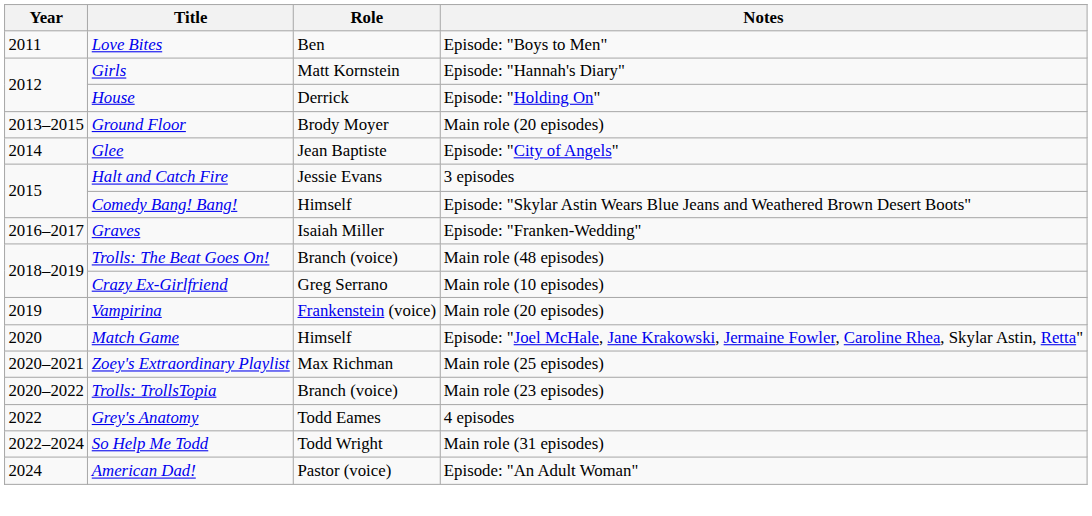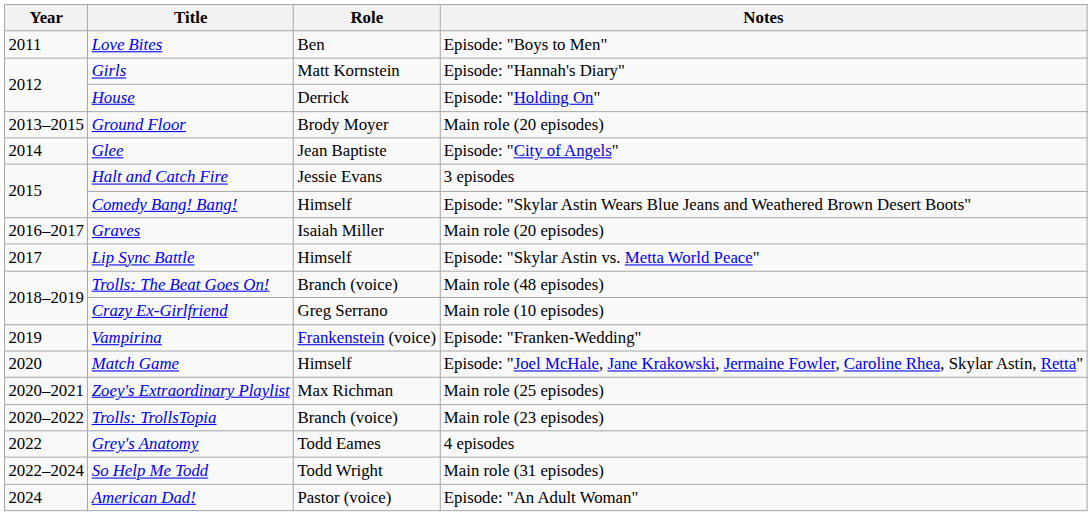(543, 230) Episode: "Franken-Wedding" -> (524, 230) Main role (20 episodes)
+ row: (143, 257)
(524, 310) Main role (20 episodes) -> (543, 337) Episode: "Franken-Wedding"
